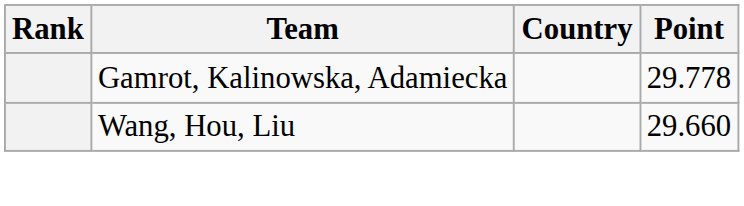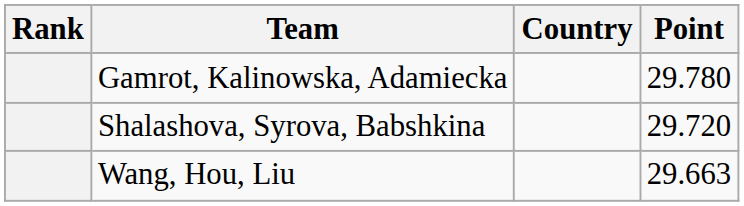(689, 77) 29.778 -> (689, 77) 29.780
+ row: (292, 126)
(689, 126) 29.660 -> (689, 175) 29.663
